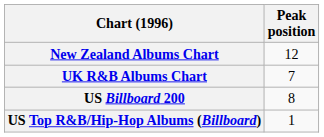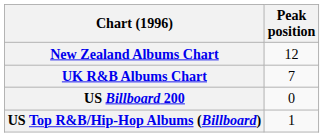(292, 98) 8 -> (292, 98) 0
